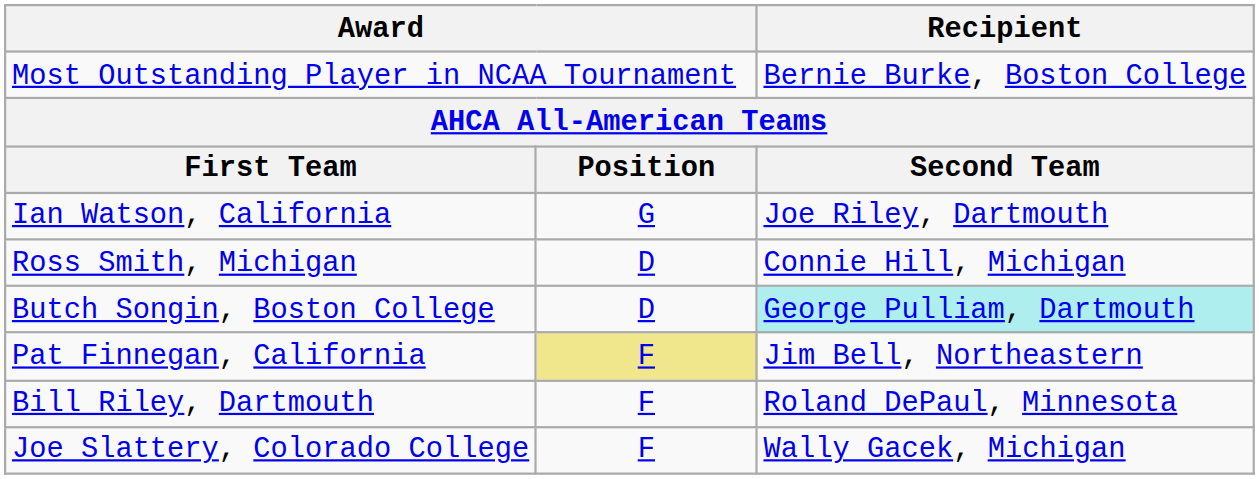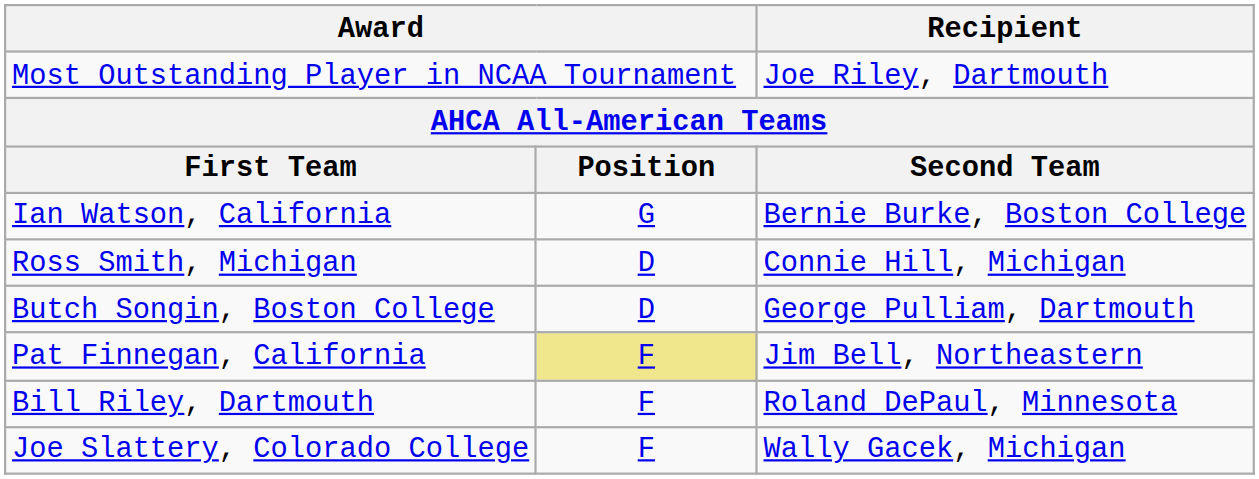(1005, 75) Bernie Burke, Boston College -> (936, 75) Joe Riley, Dartmouth
(936, 216) Joe Riley, Dartmouth -> (1005, 216) Bernie Burke, Boston College
(979, 309) paleturquoise background -> (979, 309) no background
